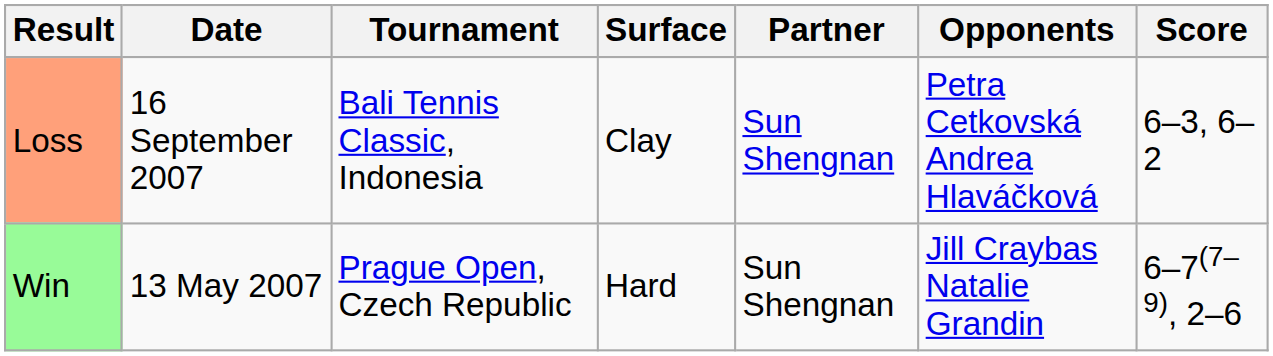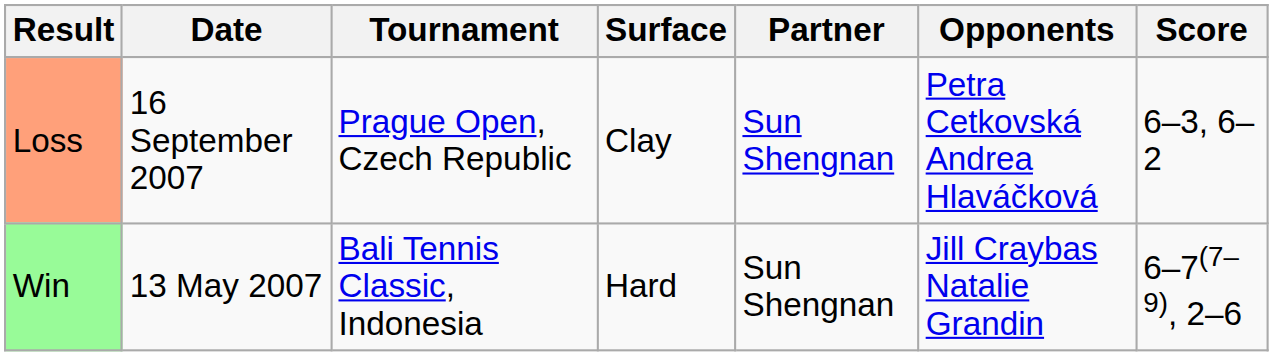(419, 139) Bali Tennis Classic, Indonesia -> (455, 139) Prague Open, Czech Republic
(455, 286) Prague Open, Czech Republic -> (419, 286) Bali Tennis Classic, Indonesia
